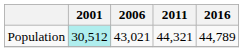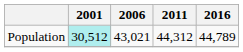(175, 36) 44,321 -> (175, 36) 44,312
